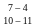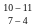rows swapped: (18, 21) <-> (18, 7)
